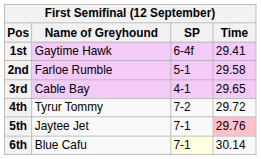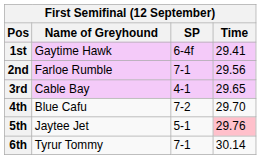(182, 70) 5-1 -> (182, 70) 7-1
(231, 70) 29.58 -> (231, 70) 29.56
(69, 107) Tyrur Tommy -> (61, 107) Blue Cafu
(231, 107) 29.72 -> (231, 107) 29.70
(182, 126) 7-1 -> (182, 126) 5-1
(61, 145) Blue Cafu -> (69, 145) Tyrur Tommy
(182, 145) lightyellow background -> (182, 145) no background
